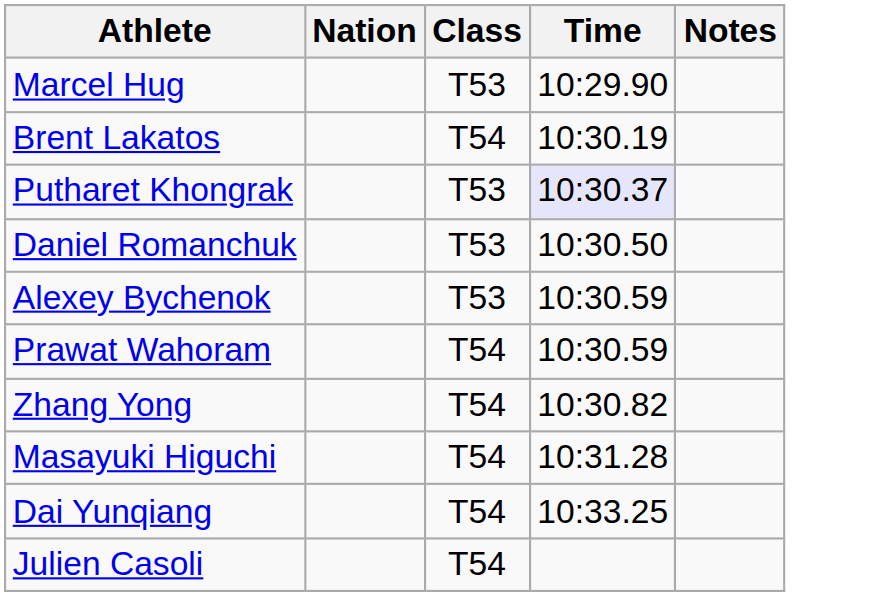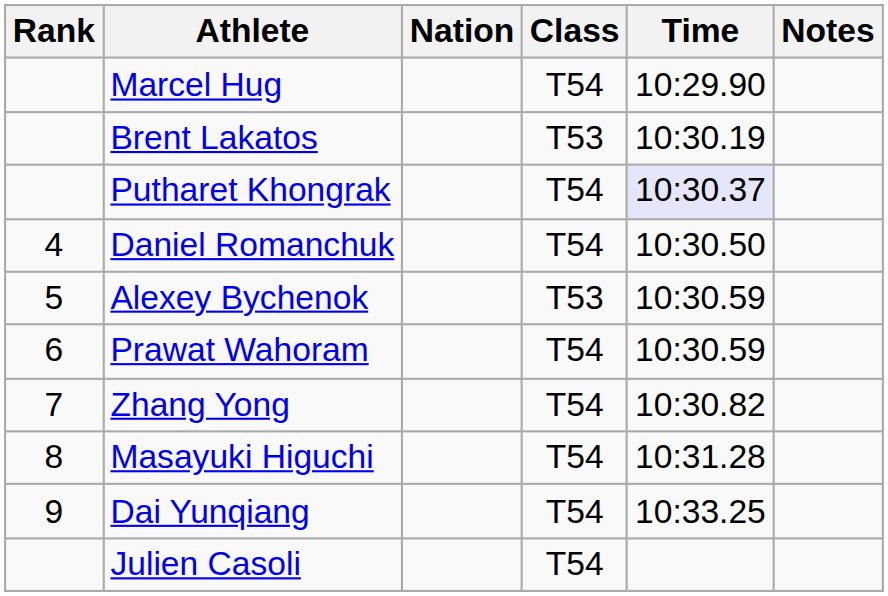+ column: (54, 31)
(477, 84) T53 -> (575, 84) T54
(477, 137) T54 -> (575, 137) T53
(477, 191) T53 -> (575, 191) T54
(477, 244) T53 -> (575, 244) T54
